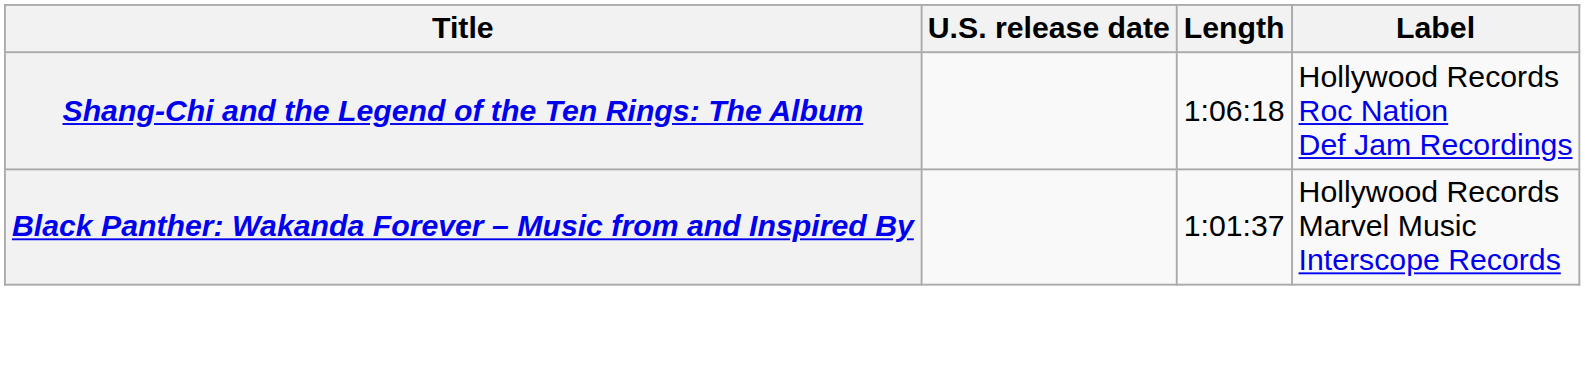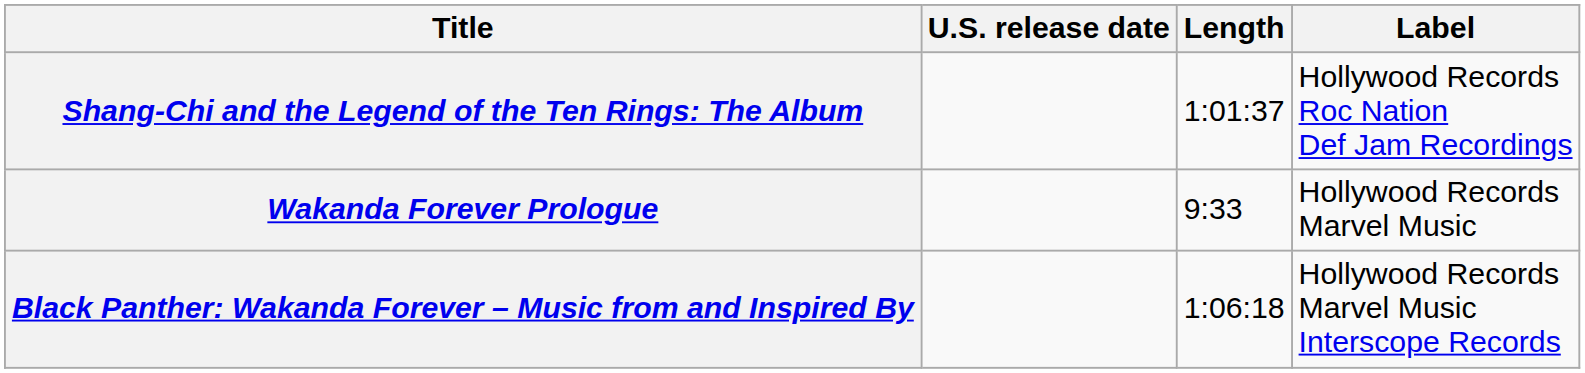(1234, 110) 1:06:18 -> (1234, 110) 1:01:37
+ row: (463, 209)
(1234, 226) 1:01:37 -> (1234, 308) 1:06:18
